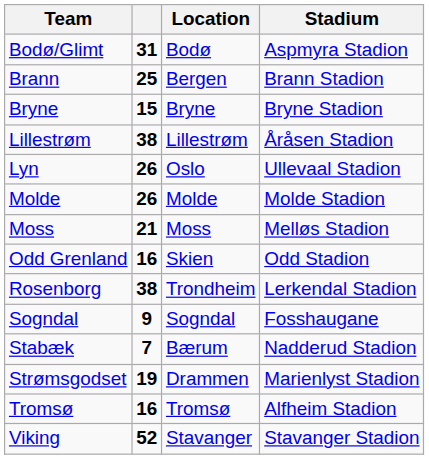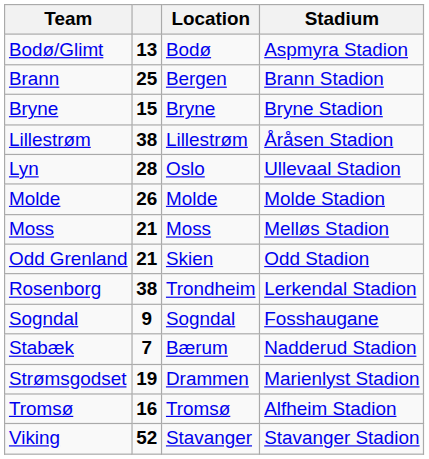(147, 49) 31 -> (147, 49) 13
(147, 169) 26 -> (147, 169) 28
(147, 259) 16 -> (147, 259) 21
